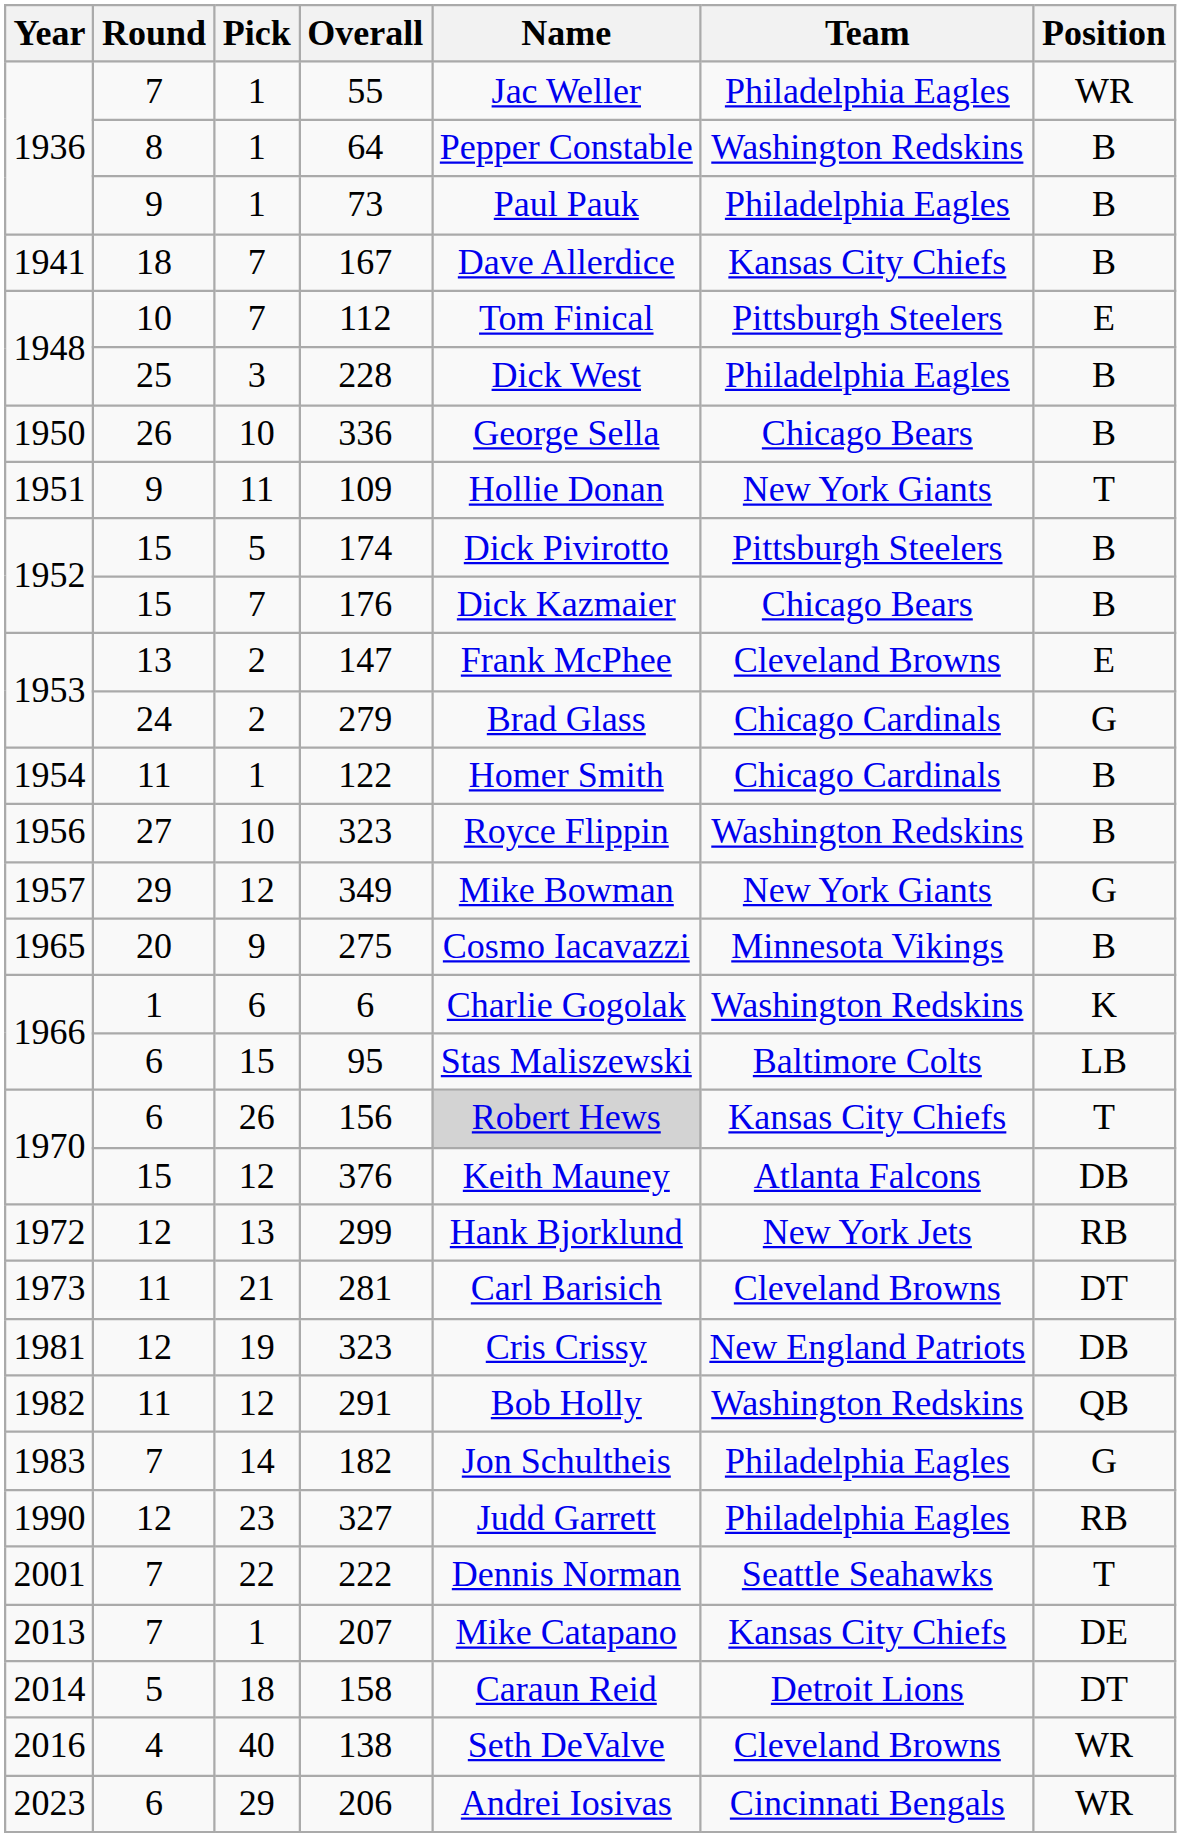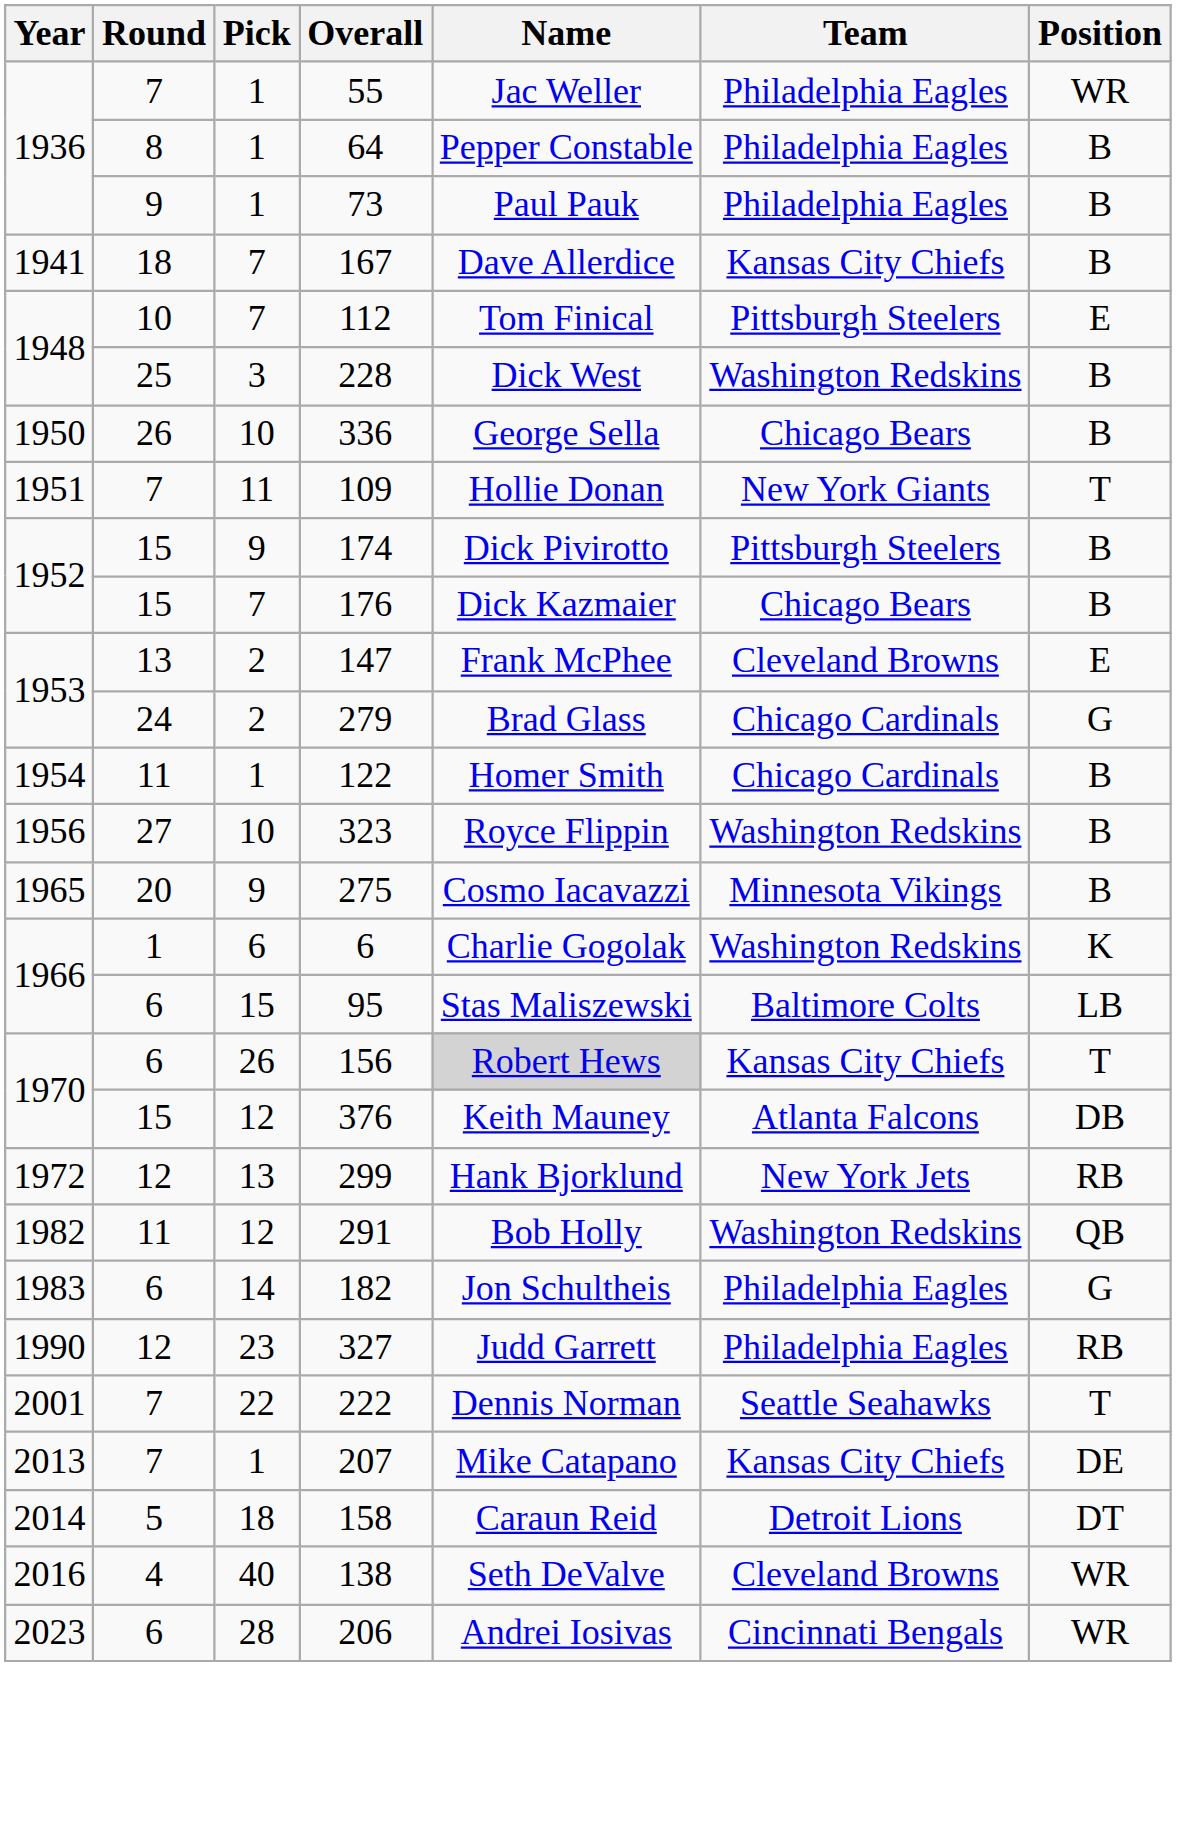(867, 147) Washington Redskins -> (865, 147) Philadelphia Eagles
(867, 375) Philadelphia Eagles -> (865, 375) Washington Redskins
(154, 489) 9 -> (154, 489) 7
(257, 546) 5 -> (257, 546) 9
- row: (49, 889)
- row: (49, 1289)
- row: (49, 1346)
(154, 1460) 7 -> (154, 1289) 6
(257, 1802) 29 -> (257, 1631) 28
